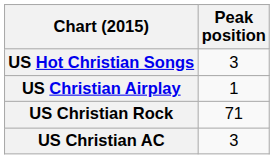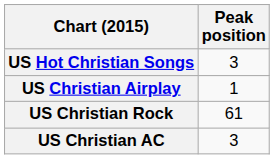(234, 114) 71 -> (234, 114) 61
